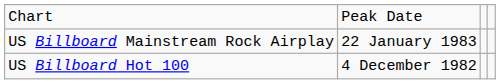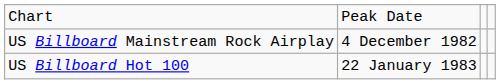(409, 41) 22 January 1983 -> (409, 41) 4 December 1982
(409, 66) 4 December 1982 -> (409, 66) 22 January 1983
